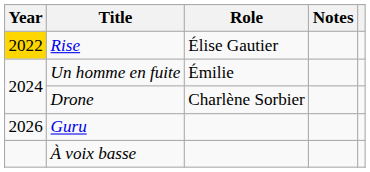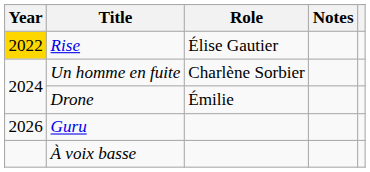(211, 72) Émilie -> (247, 72) Charlène Sorbier
(247, 99) Charlène Sorbier -> (211, 99) Émilie
